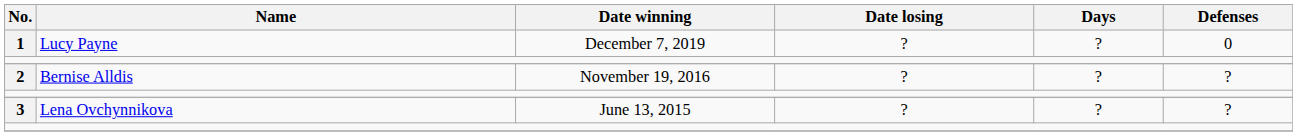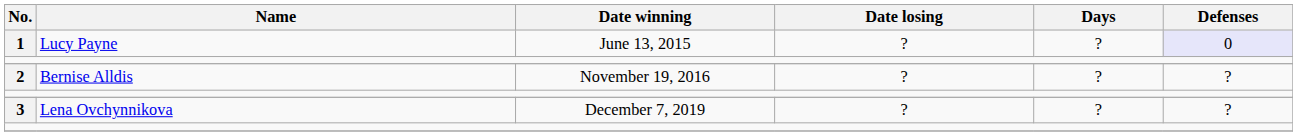(645, 43) December 7, 2019 -> (645, 43) June 13, 2015
(1228, 43) no background -> (1228, 43) lavender background
(645, 110) June 13, 2015 -> (645, 110) December 7, 2019
